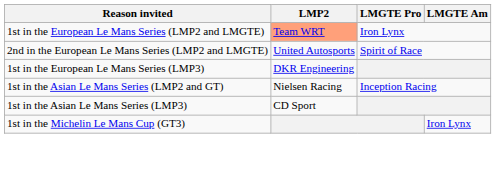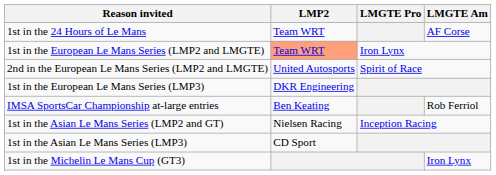+ row: (77, 31)
+ row: (113, 105)
